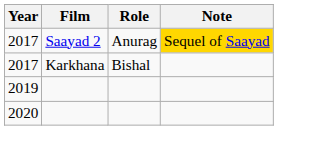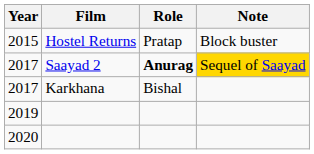+ row: (23, 40)
(134, 40) normal -> (168, 64) bold
